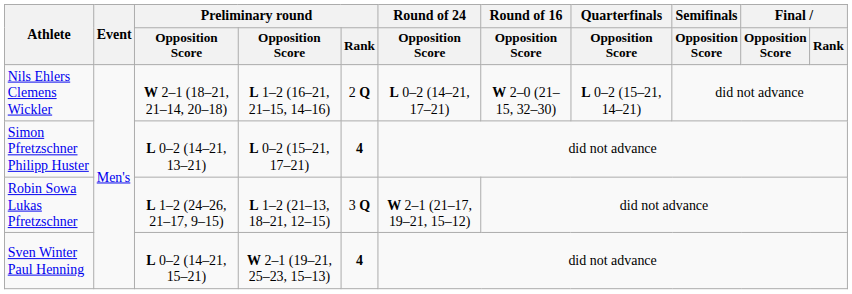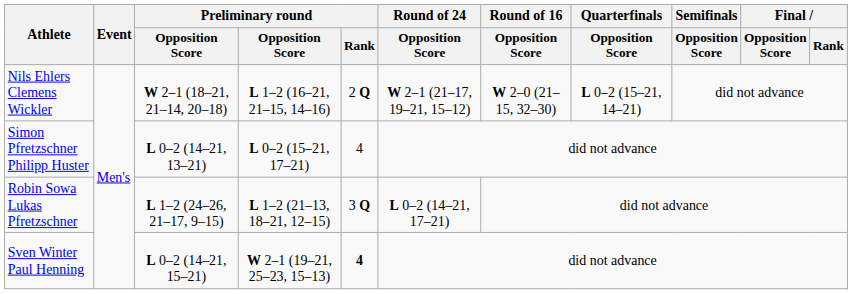(430, 101) L 0–2 (14–21, 17–21) -> (430, 101) W 2–1 (21–17, 19–21, 15–12)
(360, 149) bold -> (360, 149) normal
(430, 213) W 2–1 (21–17, 19–21, 15–12) -> (430, 213) L 0–2 (14–21, 17–21)
